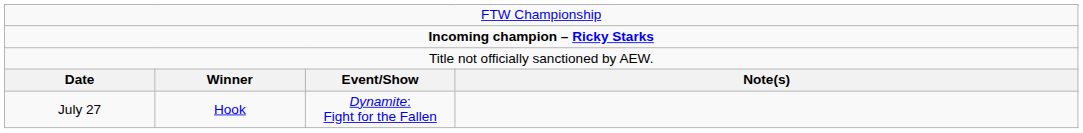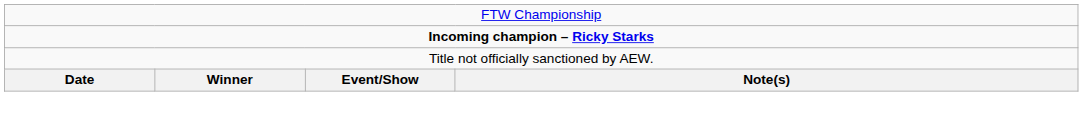- row: (80, 109)
